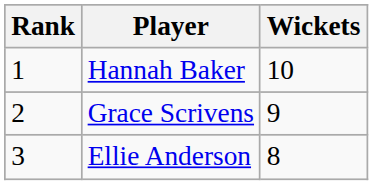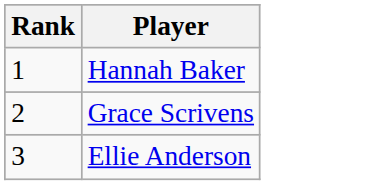- column: (314, 26)
